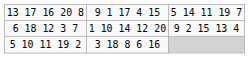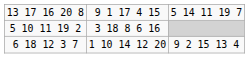rows swapped: (45, 29) <-> (45, 45)
